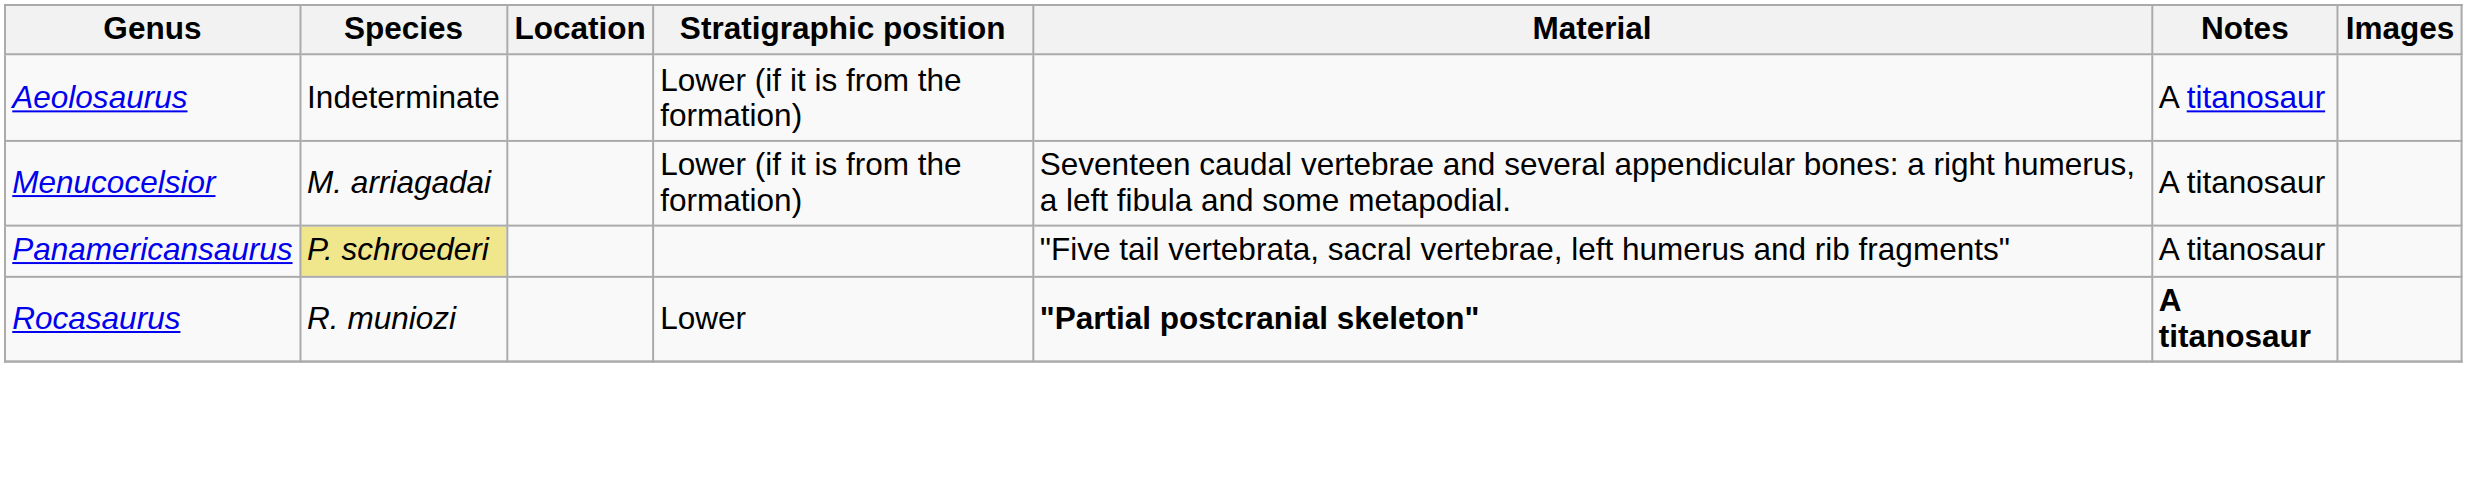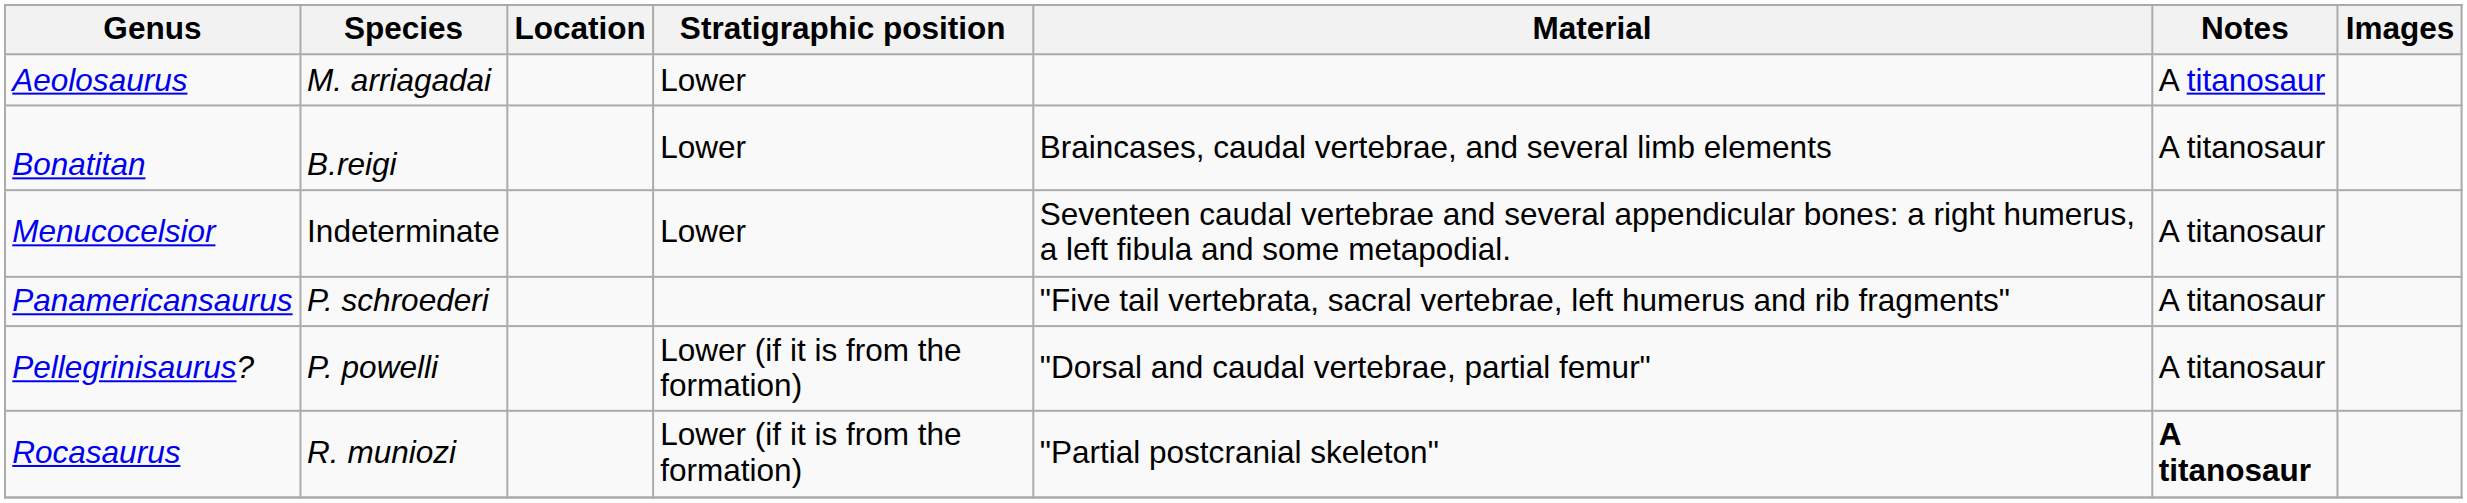(403, 97) Indeterminate -> (399, 79) M. arriagadai
(811, 97) Lower (if it is from the formation) -> (703, 79) Lower
+ row: (79, 164)
(399, 182) M. arriagadai -> (403, 232) Indeterminate
(811, 182) Lower (if it is from the formation) -> (703, 232) Lower
(398, 250) khaki background -> (398, 300) no background
+ row: (133, 368)
(703, 318) Lower -> (811, 453) Lower (if it is from the formation)
(1260, 318) bold -> (1239, 453) normal
